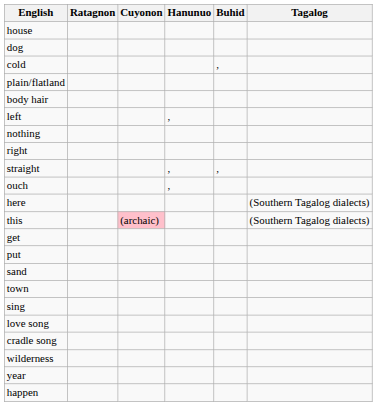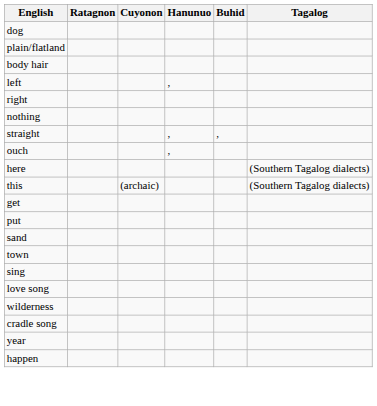- row: (20, 30)
- row: (16, 64)
rows swapped: (17, 151) <-> (23, 133)
(140, 220) pink background -> (140, 185) no background
rows swapped: (32, 340) <-> (30, 358)
